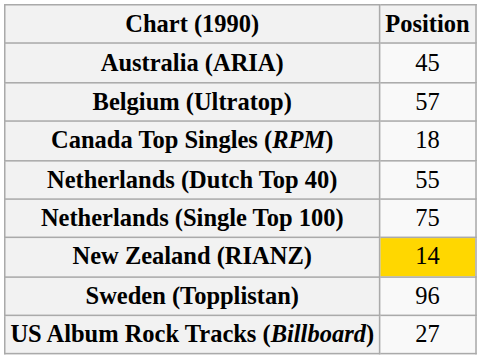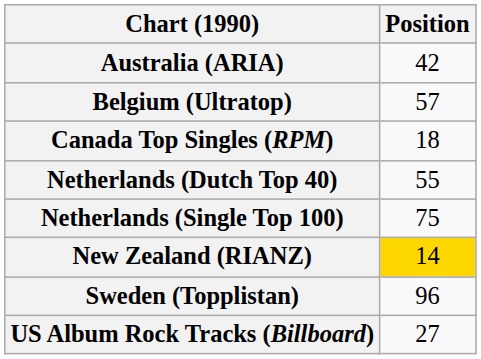(427, 62) 45 -> (427, 62) 42
